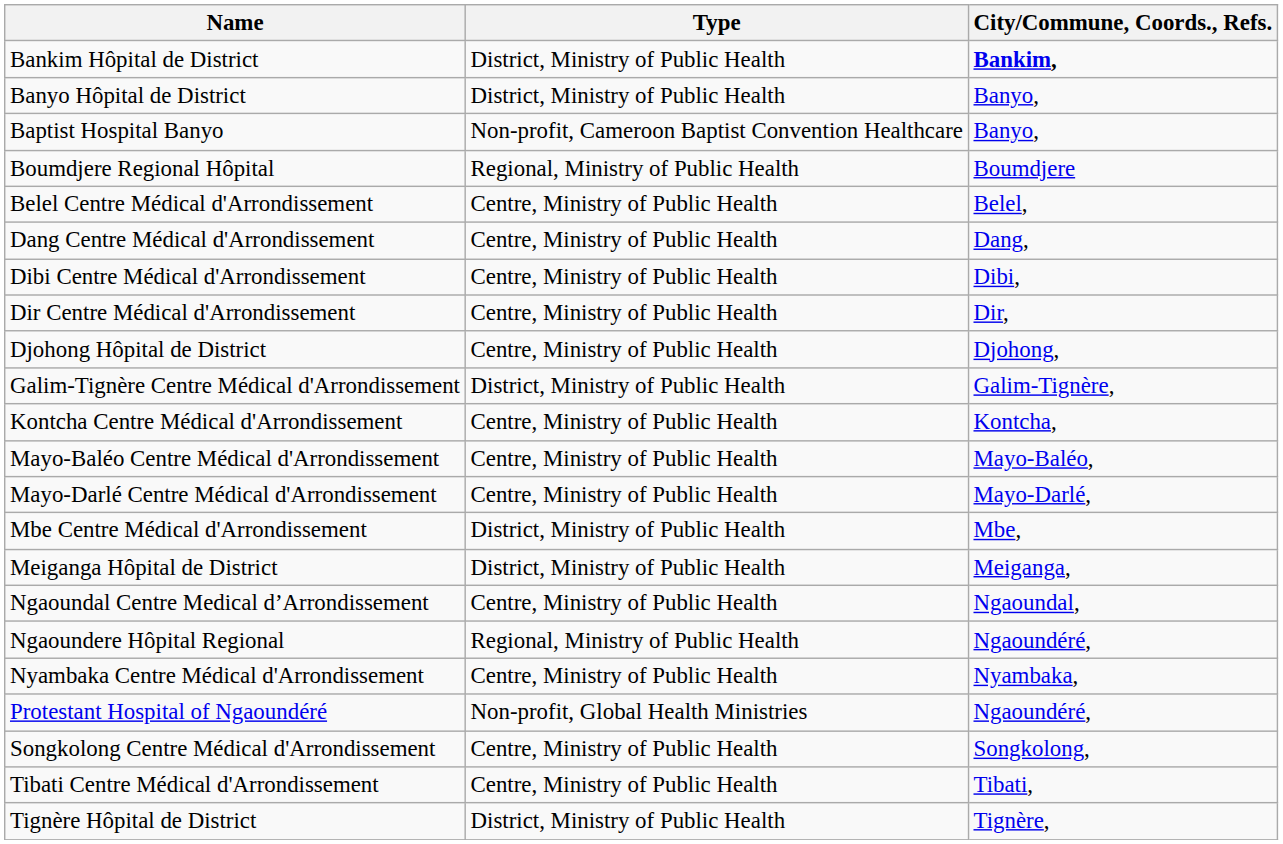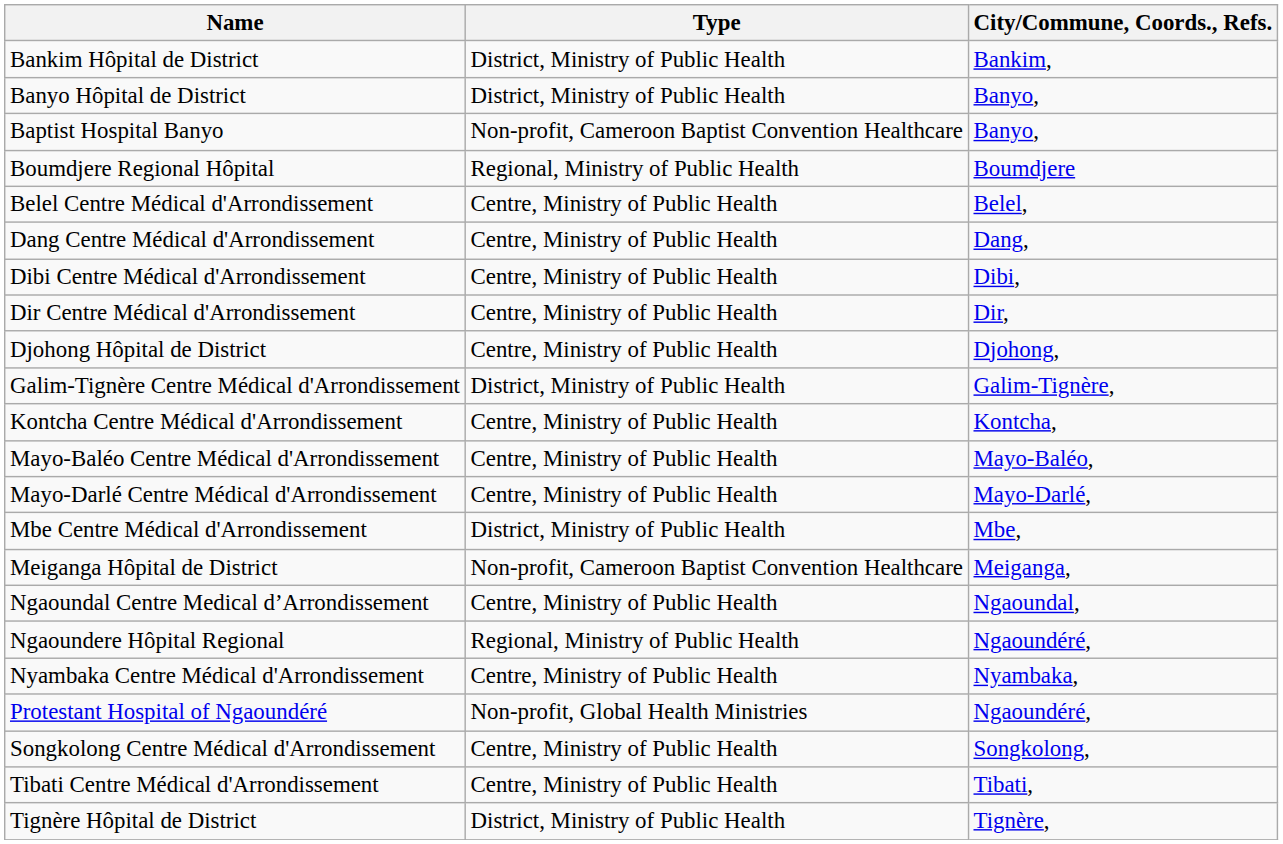(1015, 58) bold -> (1013, 58) normal
(628, 566) District, Ministry of Public Health -> (717, 566) Non-profit, Cameroon Baptist Convention Healthcare
